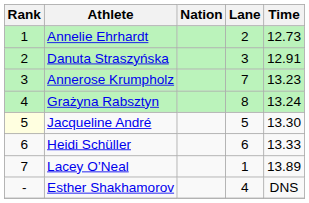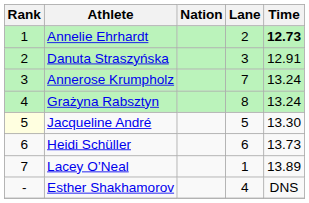(284, 36) normal -> (284, 36) bold
(284, 79) 13.23 -> (284, 79) 13.24
(284, 144) 13.33 -> (284, 144) 13.73
